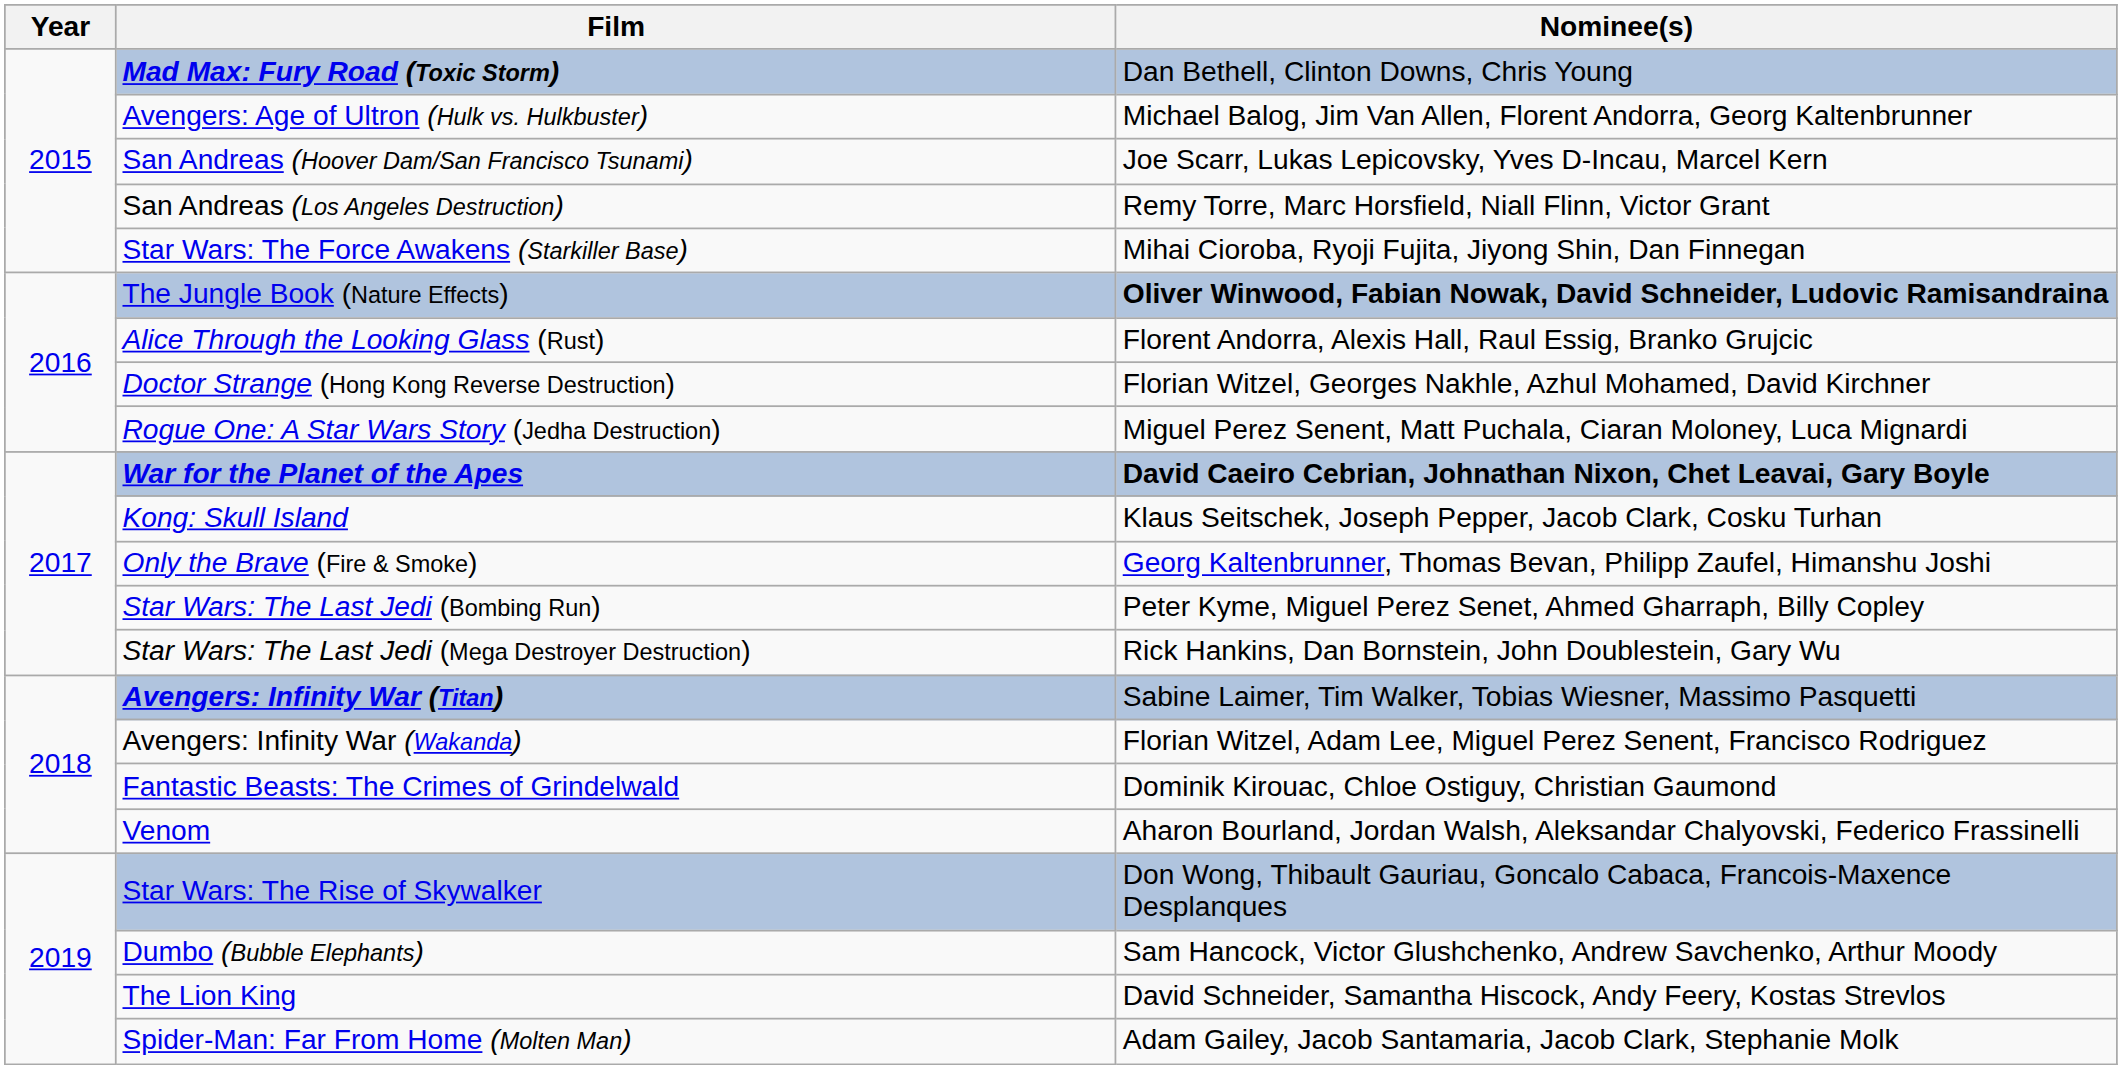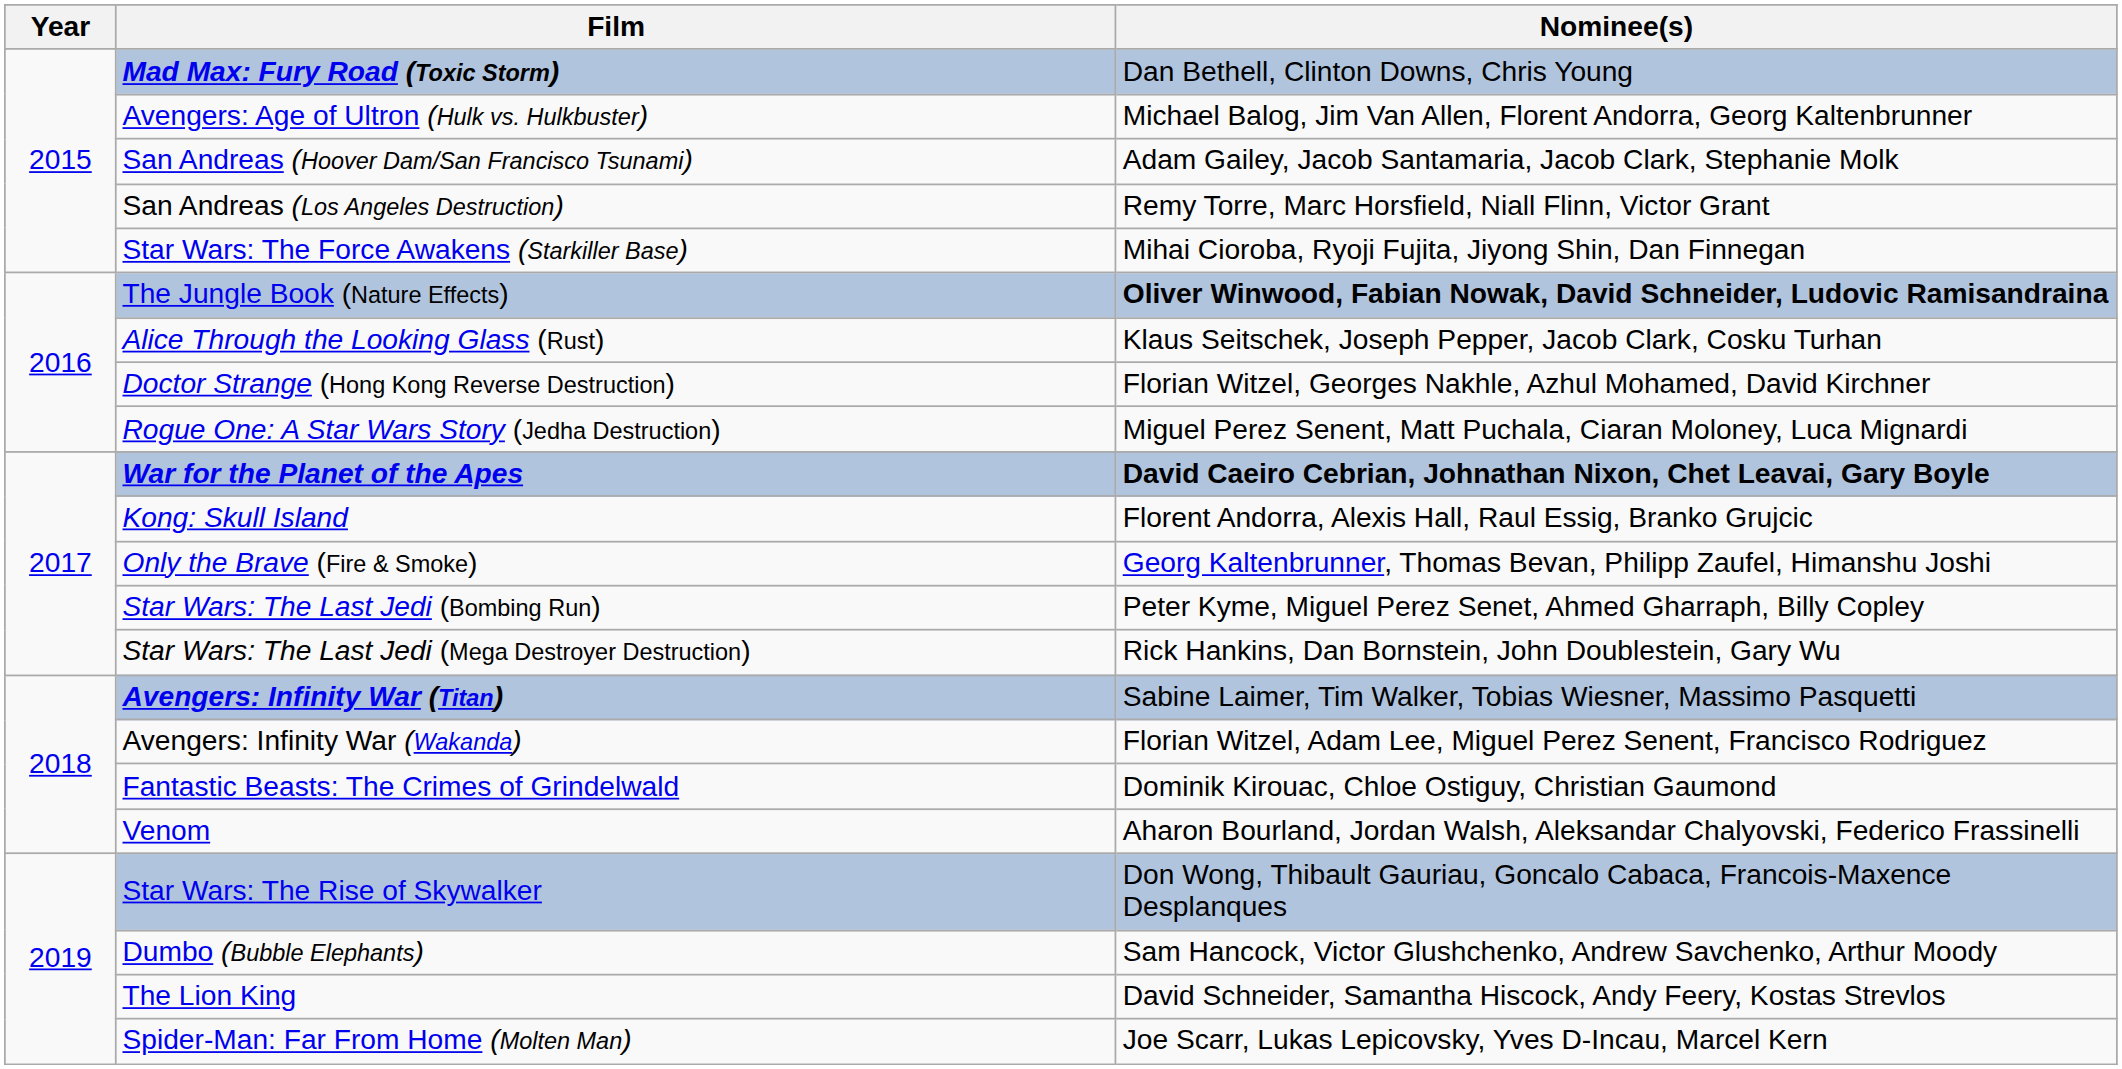(1475, 160) Joe Scarr, Lukas Lepicovsky, Yves D-Incau, Marcel Kern -> (1511, 160) Adam Gailey, Jacob Santamaria, Jacob Clark, Stephanie Molk
(1468, 339) Florent Andorra, Alexis Hall, Raul Essig, Branko Grujcic -> (1502, 339) Klaus Seitschek, Joseph Pepper, Jacob Clark, Cosku Turhan
(1502, 518) Klaus Seitschek, Joseph Pepper, Jacob Clark, Cosku Turhan -> (1468, 518) Florent Andorra, Alexis Hall, Raul Essig, Branko Grujcic
(1511, 1041) Adam Gailey, Jacob Santamaria, Jacob Clark, Stephanie Molk -> (1475, 1041) Joe Scarr, Lukas Lepicovsky, Yves D-Incau, Marcel Kern
